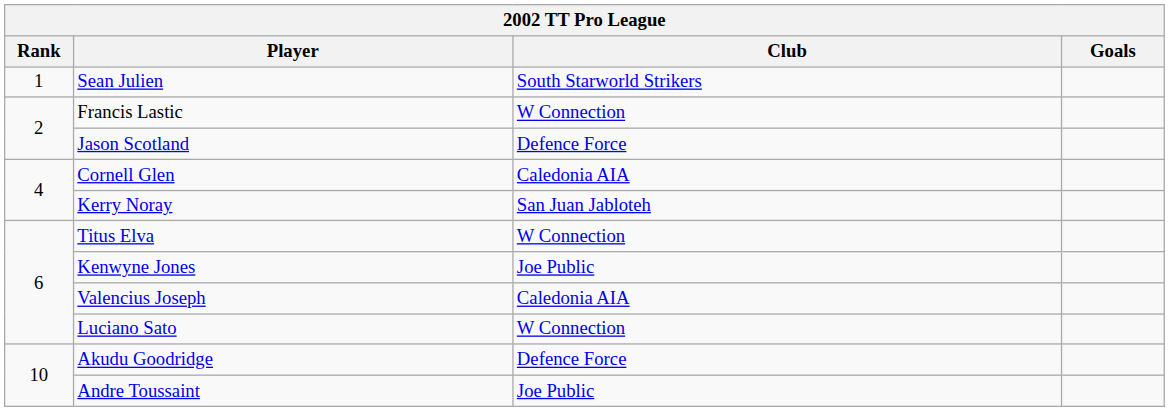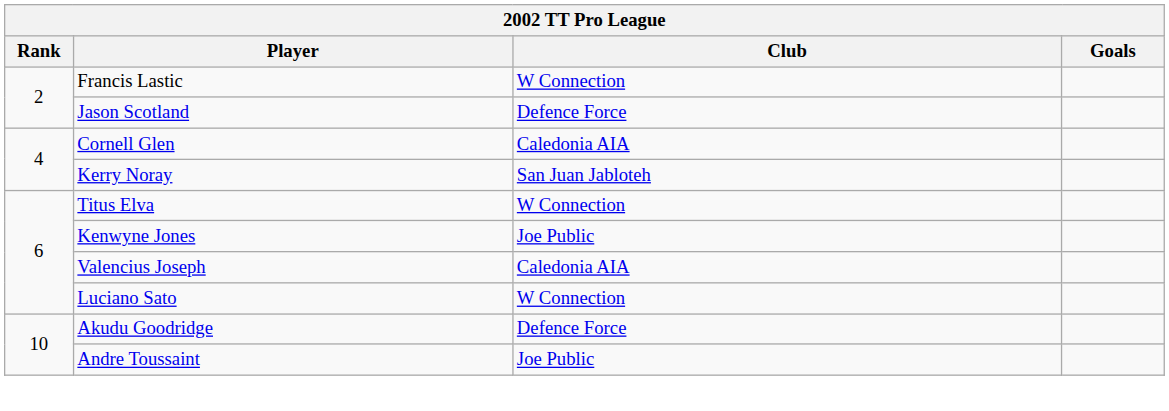- row: (120, 82)
